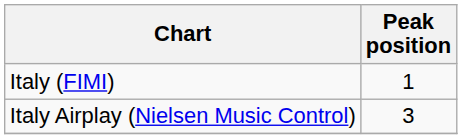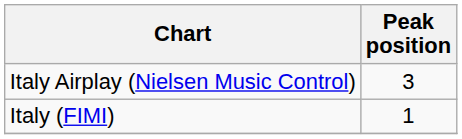rows swapped: (62, 81) <-> (183, 116)
